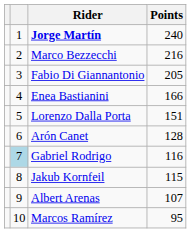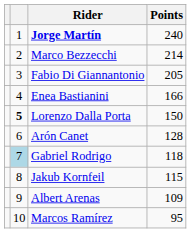(174, 55) 216 -> (174, 55) 214
(19, 116) normal -> (19, 116) bold
(174, 116) 151 -> (174, 116) 150
(174, 156) 116 -> (174, 156) 118
(174, 197) 107 -> (174, 197) 109
